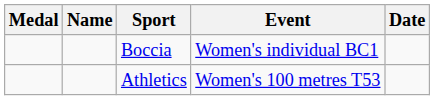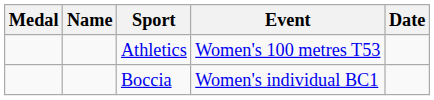rows swapped: (154, 79) <-> (146, 49)
